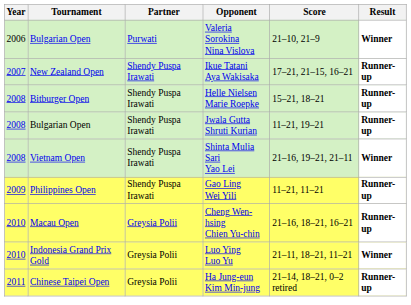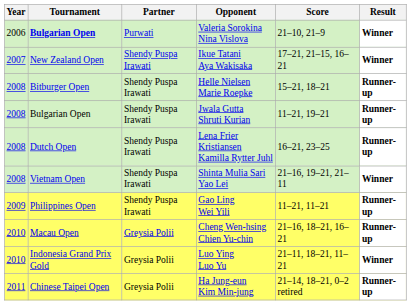(60, 39) normal -> (63, 34) bold
(378, 72) Runner-up -> (377, 60) Winner
+ row: (236, 147)
